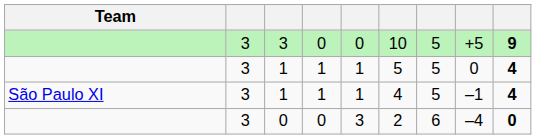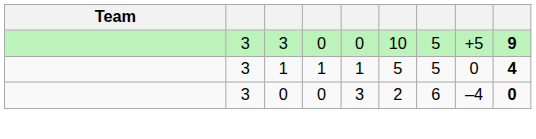- row: (56, 95)
